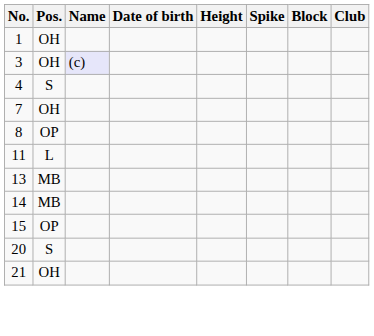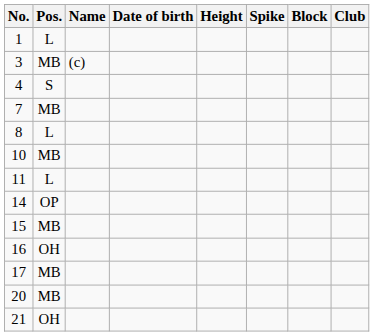(49, 39) OH -> (49, 39) L
(49, 62) OH -> (49, 62) MB
(77, 62) lavender background -> (77, 62) no background
(49, 109) OH -> (49, 109) MB
(49, 132) OP -> (49, 132) L
+ row: (19, 156)
- row: (19, 179)
(49, 202) MB -> (49, 202) OP
(49, 226) OP -> (49, 226) MB
+ row: (19, 249)
+ row: (19, 272)
(49, 249) S -> (49, 296) MB
